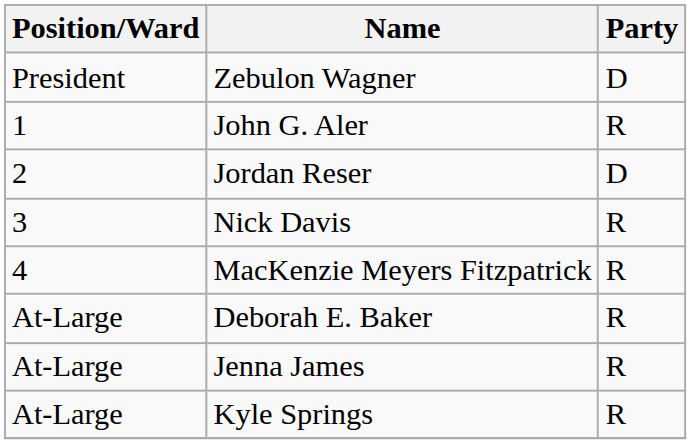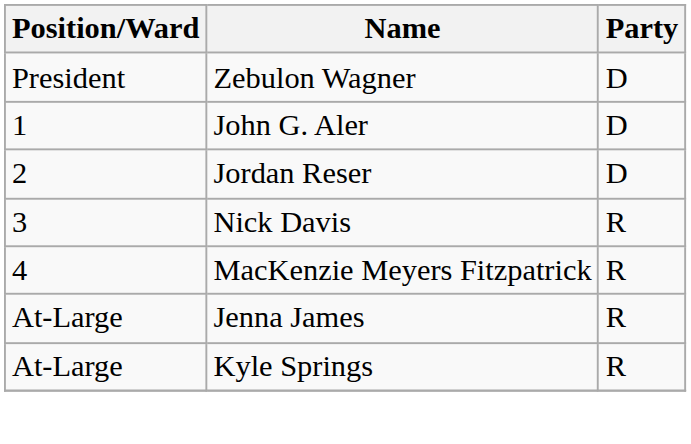(616, 125) R -> (617, 125) D
- row: (323, 317)
